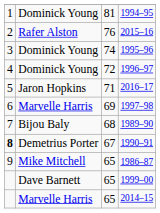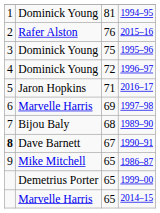(110, 50) 74 -> (110, 50) 75
(58, 143) Demetrius Porter -> (49, 143) Dave Barnett
(49, 180) Dave Barnett -> (58, 180) Demetrius Porter
